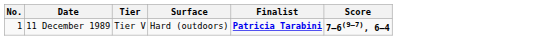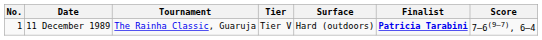+ column: (185, 11)
(358, 27) bold -> (504, 27) normal
